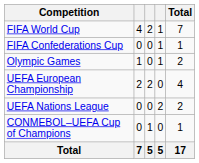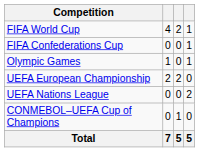- column: (180, 13)
